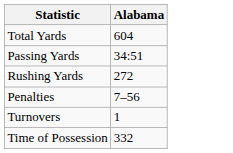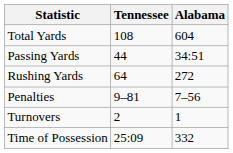+ column: (141, 14)
